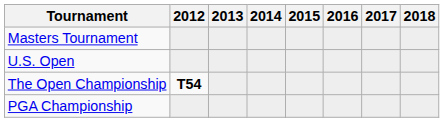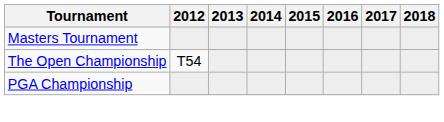- row: (41, 61)
(189, 84) bold -> (189, 61) normal
